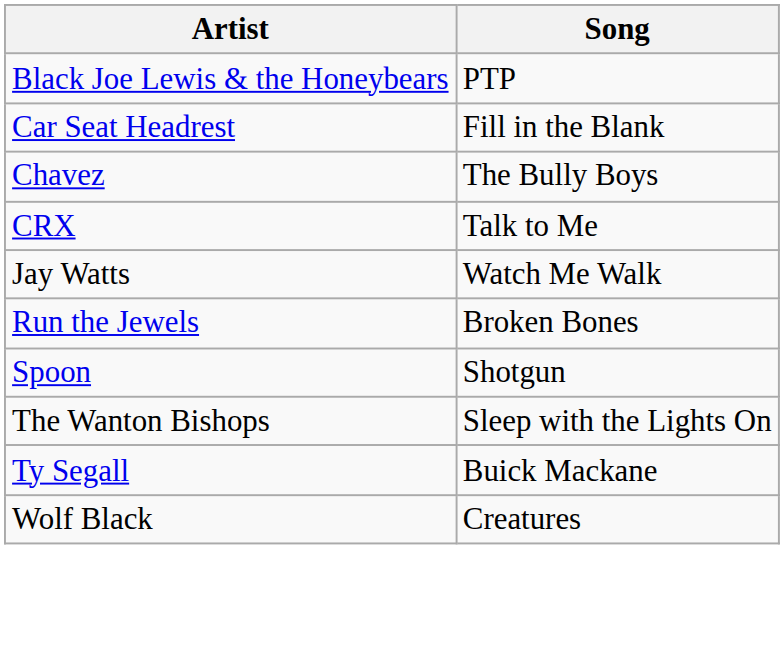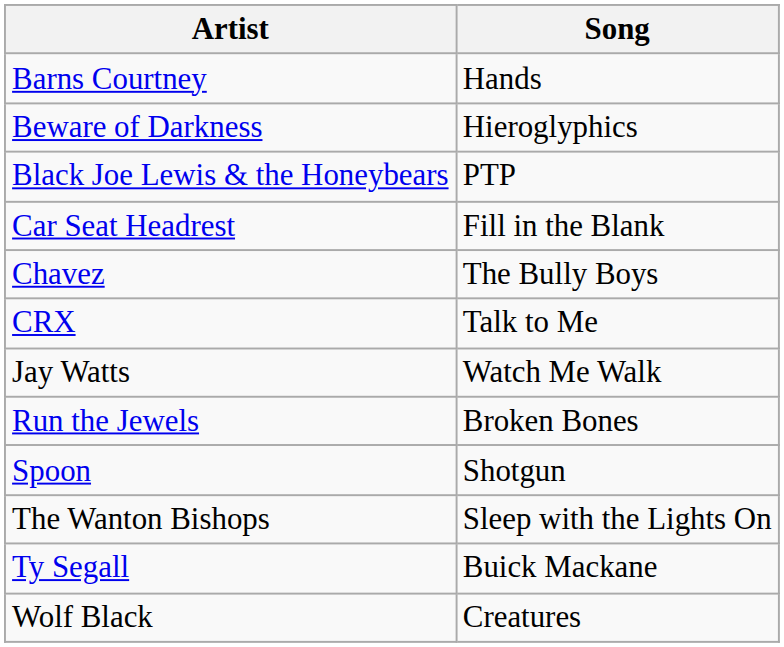+ row: (109, 77)
+ row: (137, 126)
